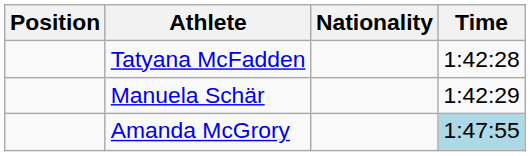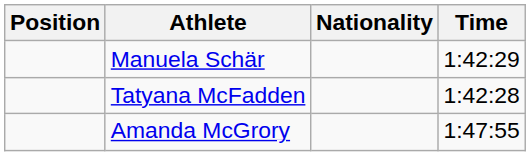rows swapped: (208, 58) <-> (188, 95)
(482, 131) lightblue background -> (482, 131) no background
